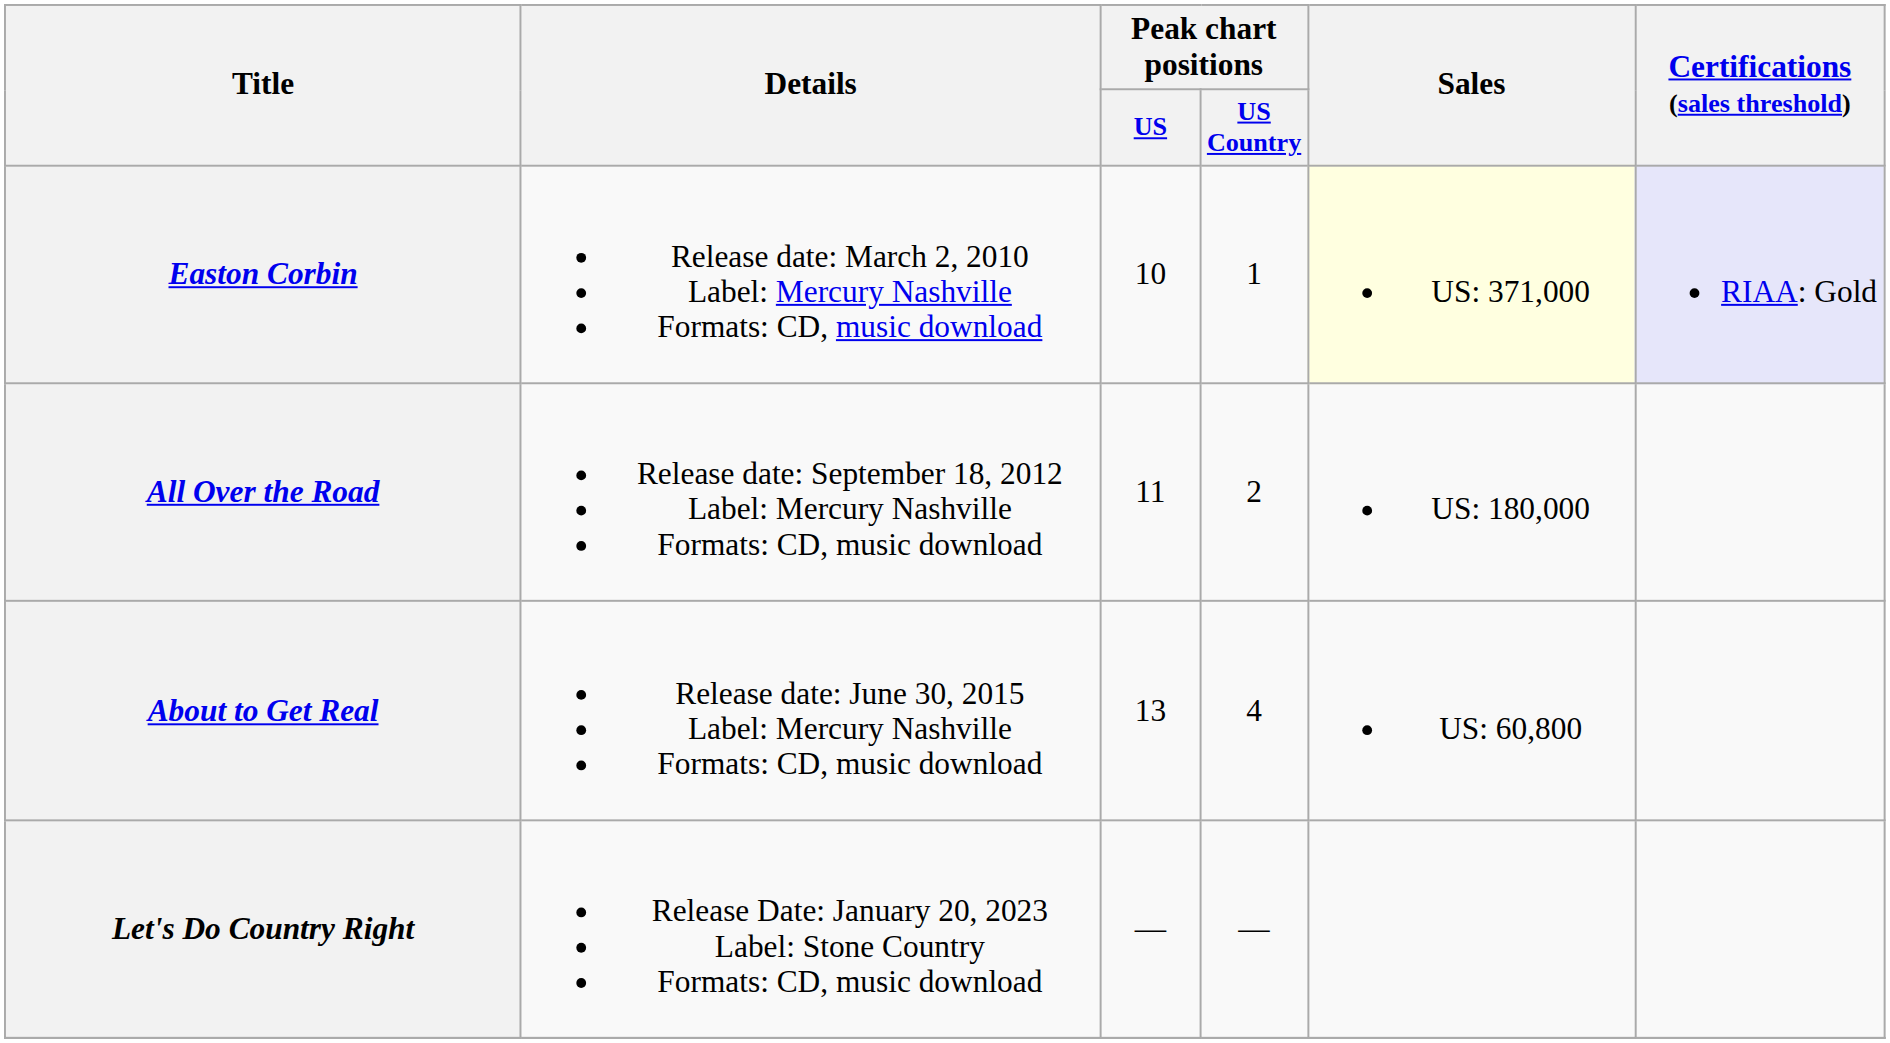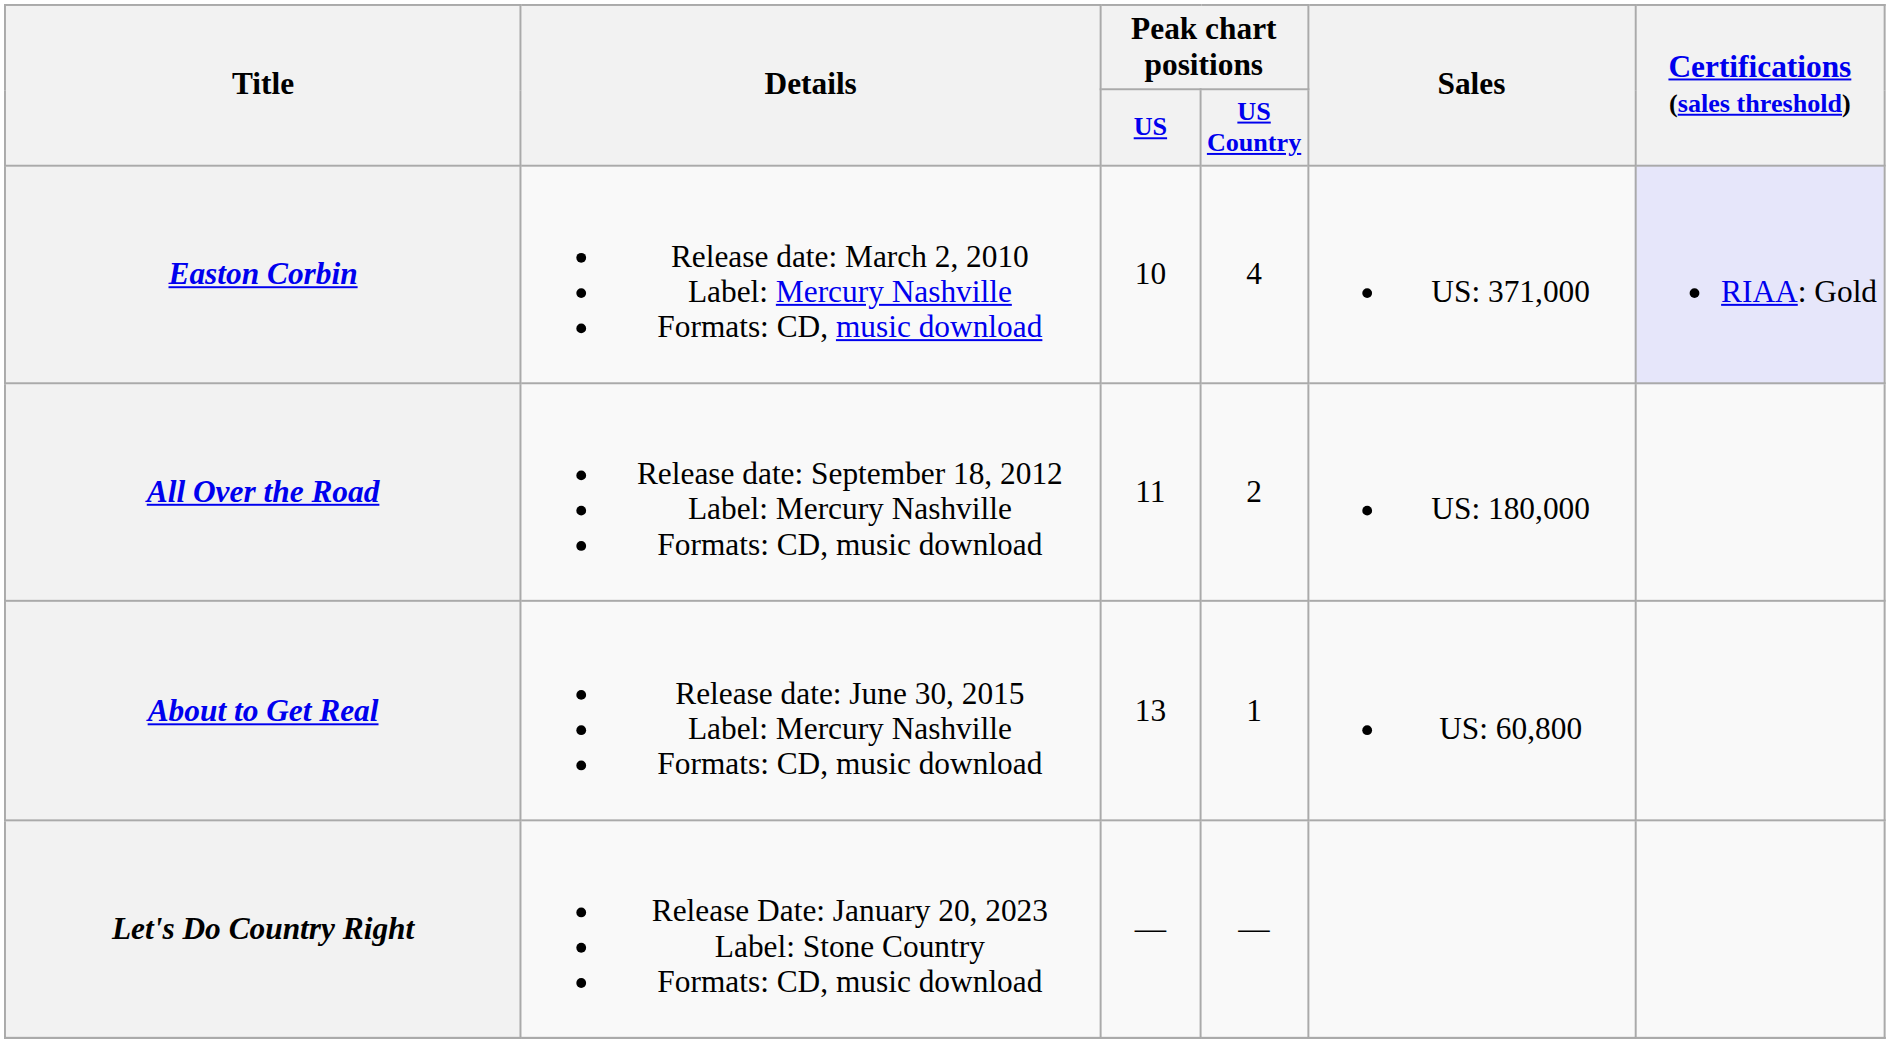(1254, 273) 1 -> (1254, 273) 4
(1471, 292) lightyellow background -> (1471, 292) no background
(1254, 710) 4 -> (1254, 710) 1
